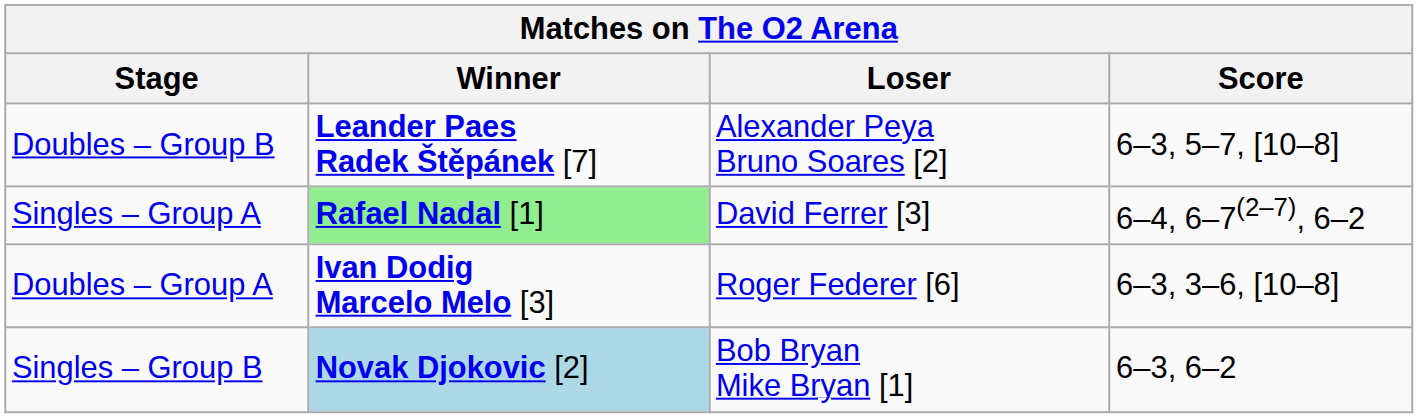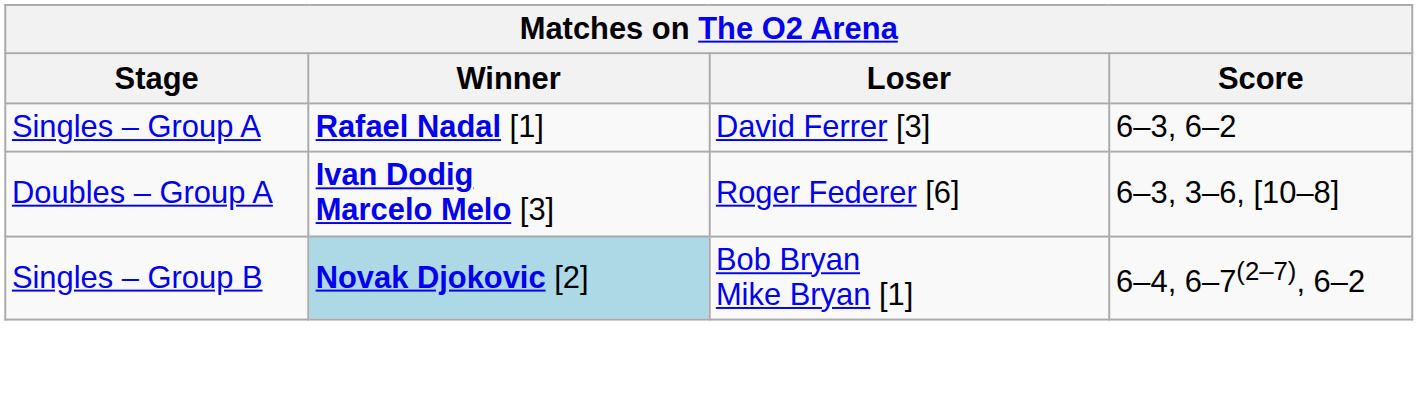- row: (143, 144)
(430, 214) lightgreen background -> (430, 126) no background
(1241, 214) 6–4, 6–7(2–7), 6–2 -> (1176, 126) 6–3, 6–2
(1176, 369) 6–3, 6–2 -> (1241, 276) 6–4, 6–7(2–7), 6–2
